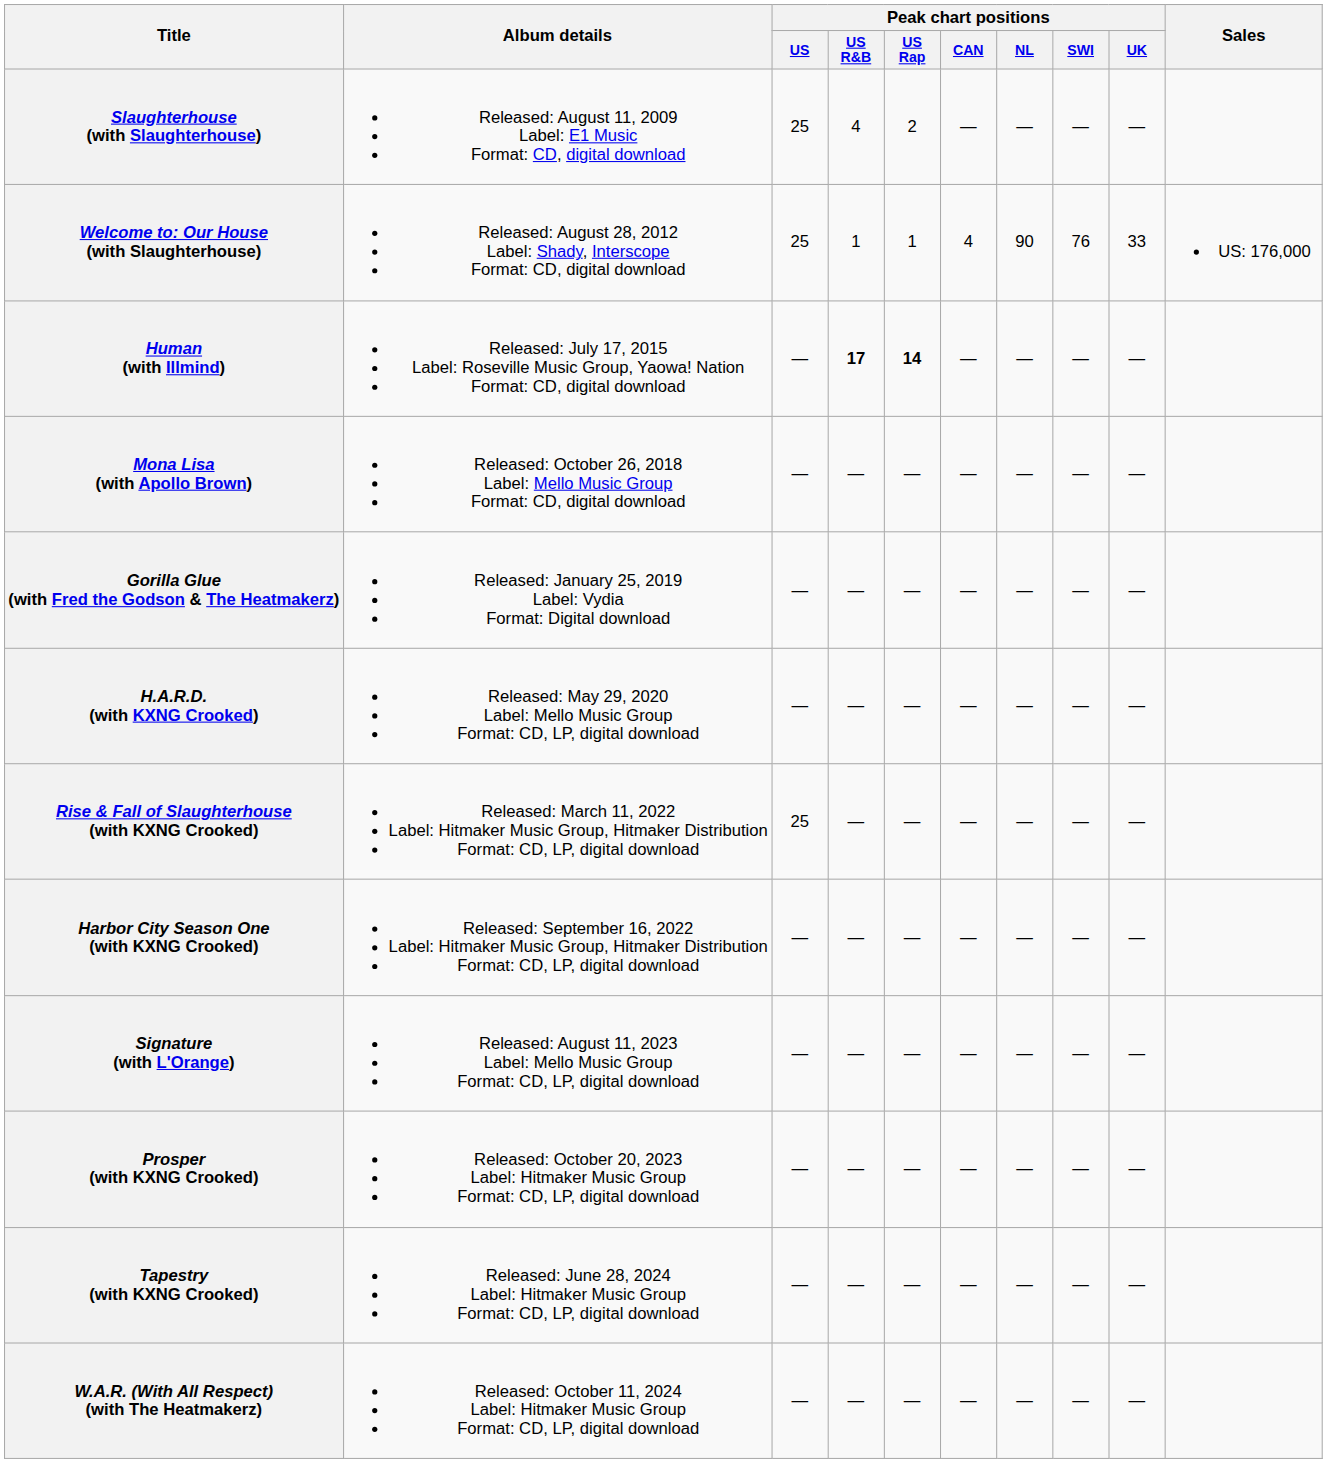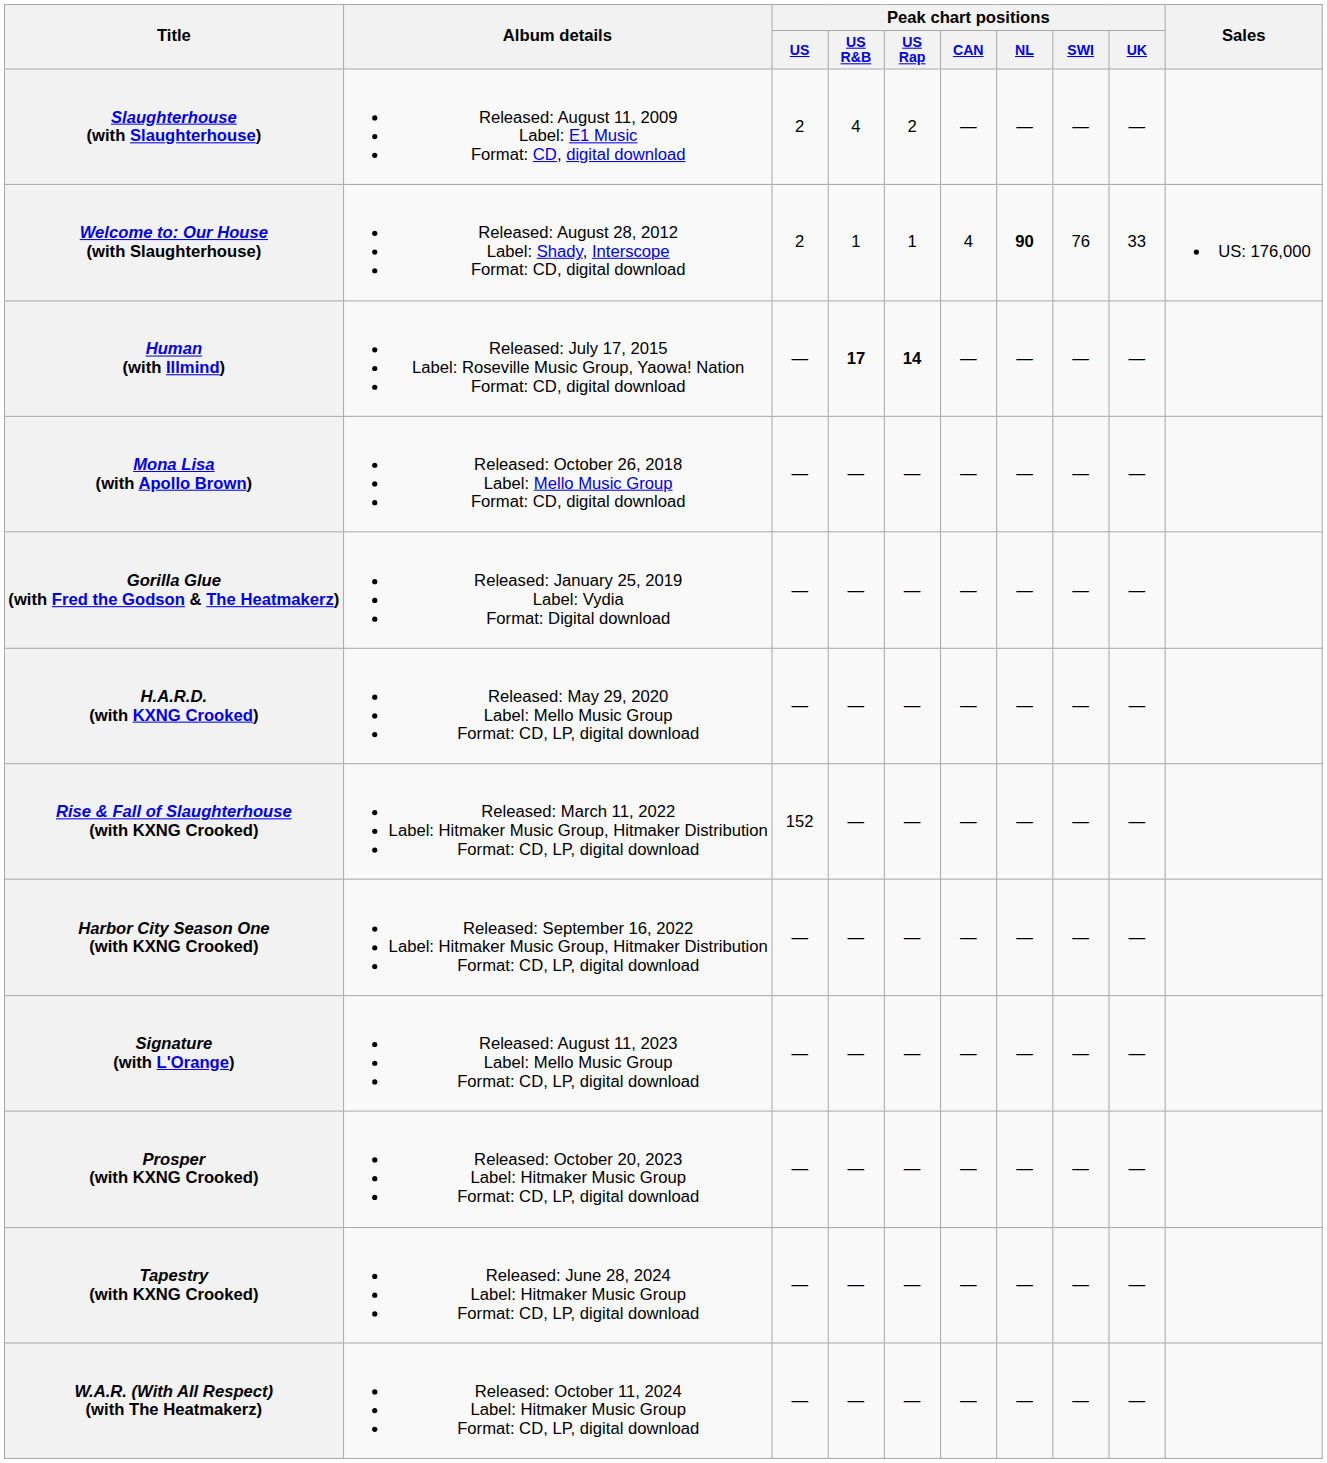(800, 126) 25 -> (800, 126) 2
(800, 242) 25 -> (800, 242) 2
(1024, 242) normal -> (1024, 242) bold
(800, 821) 25 -> (800, 821) 152
